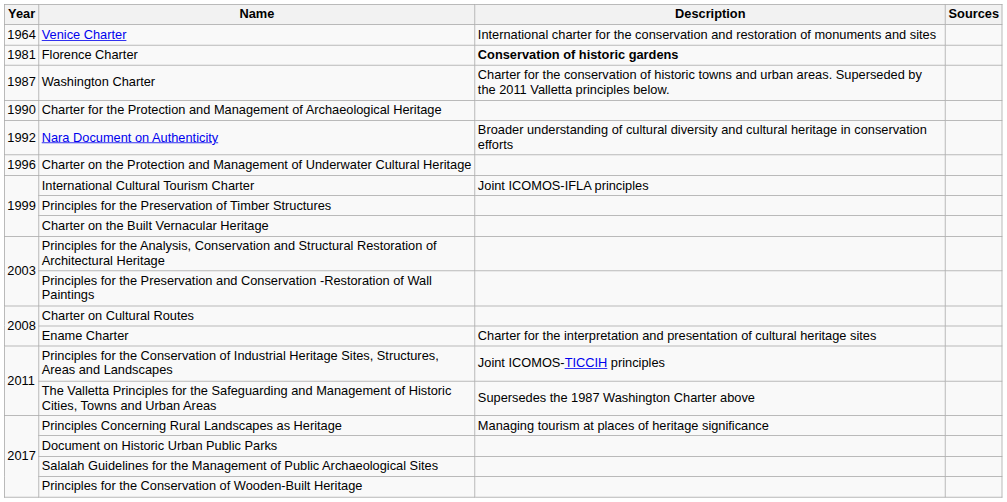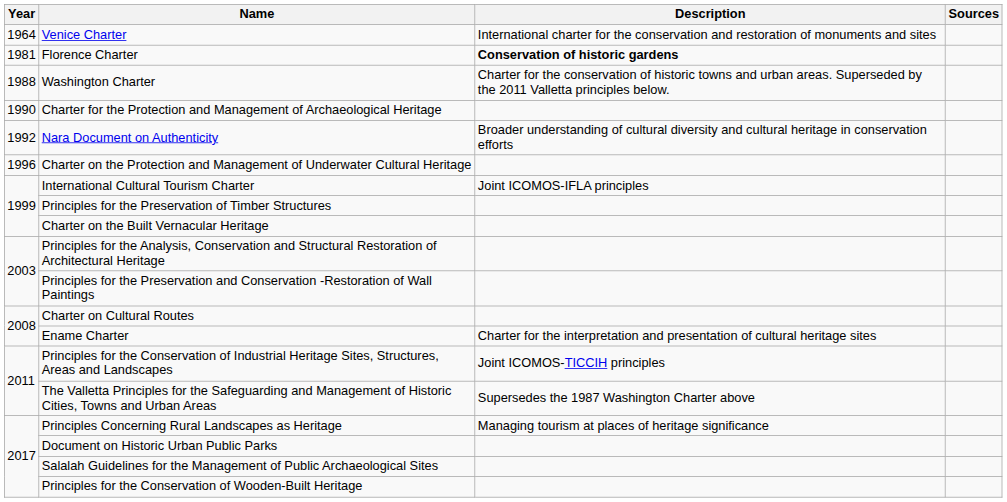(22, 82) 1987 -> (22, 82) 1988
